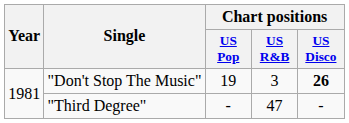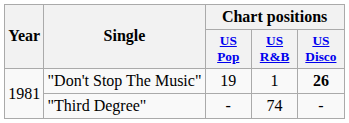(275, 80) 3 -> (275, 80) 1
(275, 106) 47 -> (275, 106) 74
